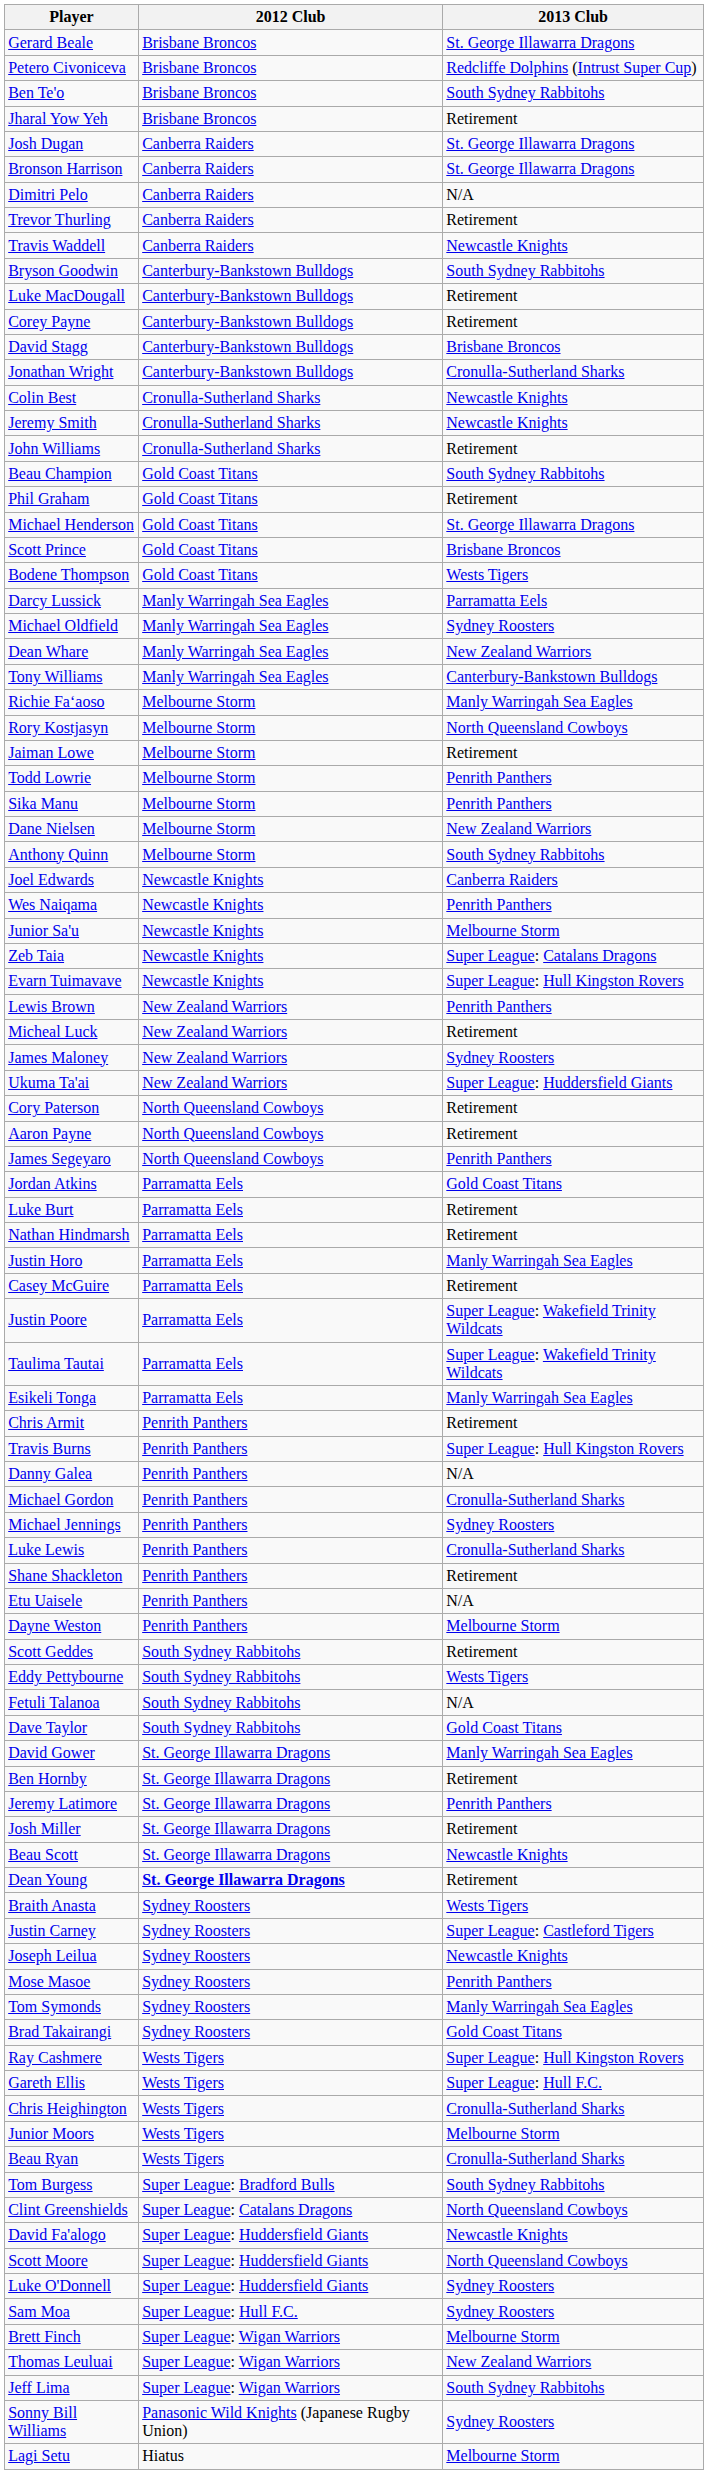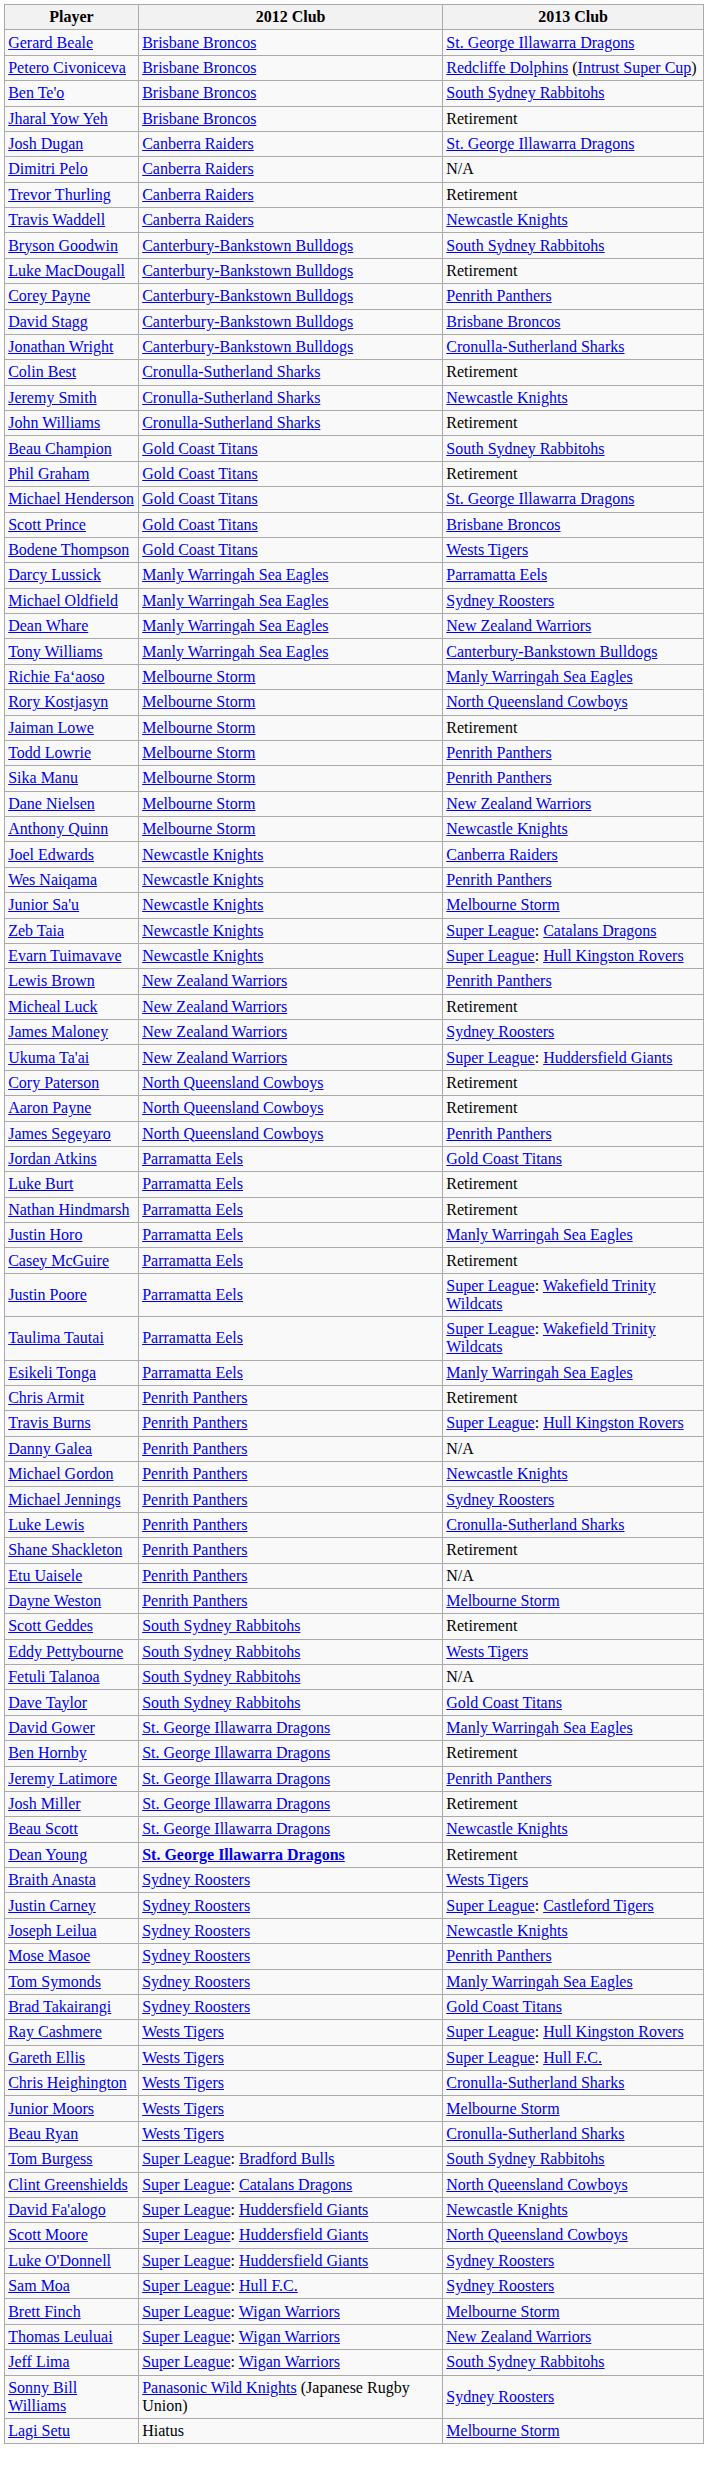- row: (65, 169)
(482, 321) Retirement -> (499, 296) Penrith Panthers
(507, 397) Newcastle Knights -> (482, 372) Retirement
(525, 854) South Sydney Rabbitohs -> (507, 829) Newcastle Knights
(535, 1499) Cronulla-Sutherland Sharks -> (507, 1474) Newcastle Knights
